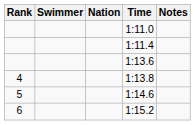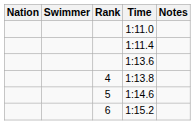columns swapped: (19, 12) <-> (104, 12)
